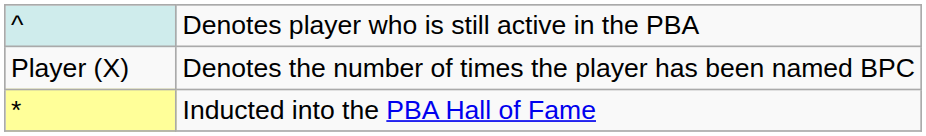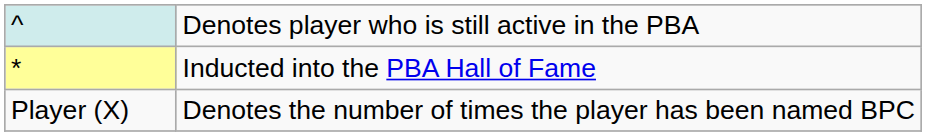rows swapped: (16, 109) <-> (70, 67)
